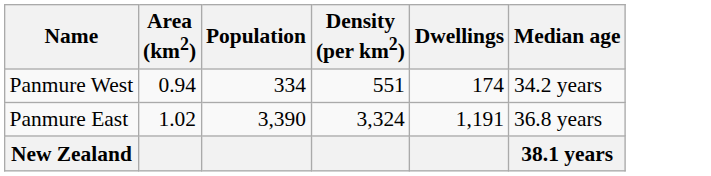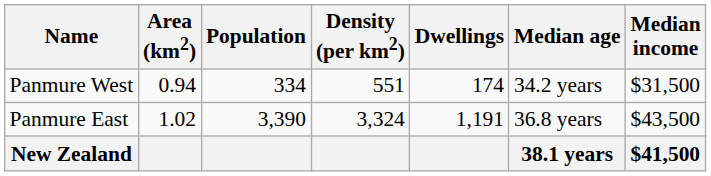+ column: (666, 36)
